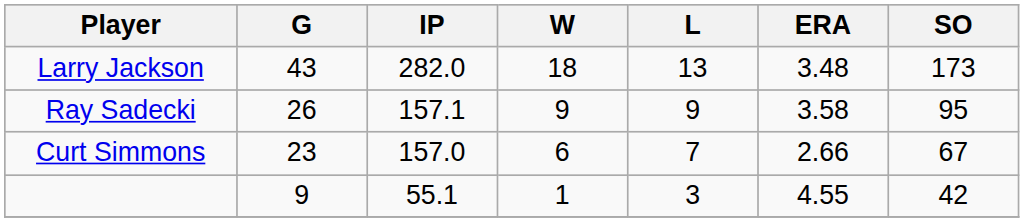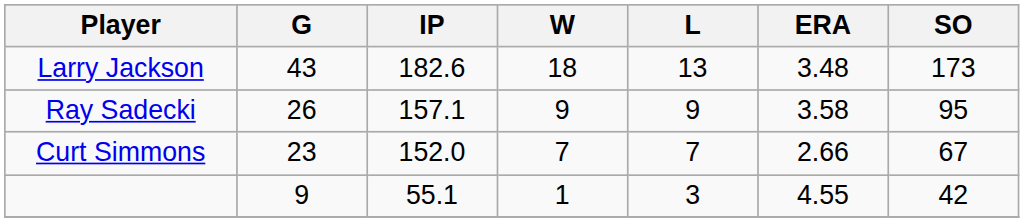(432, 68) 282.0 -> (432, 68) 182.6
(432, 152) 157.0 -> (432, 152) 152.0
(562, 152) 6 -> (562, 152) 7
